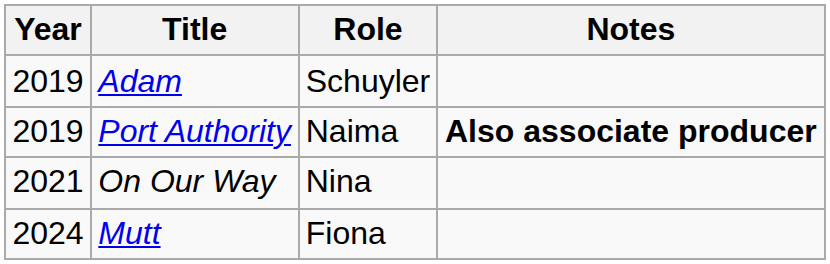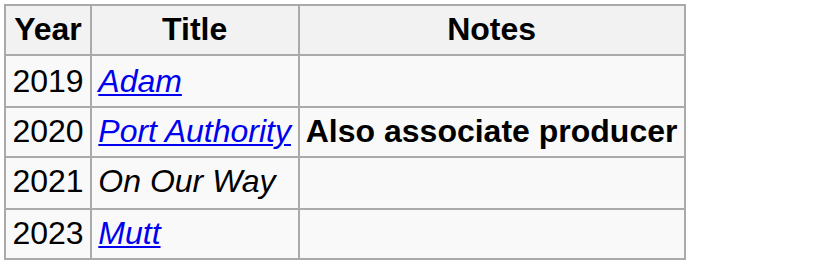- column: (368, 29)
(48, 131) 2019 -> (48, 131) 2020
(48, 232) 2024 -> (48, 232) 2023
